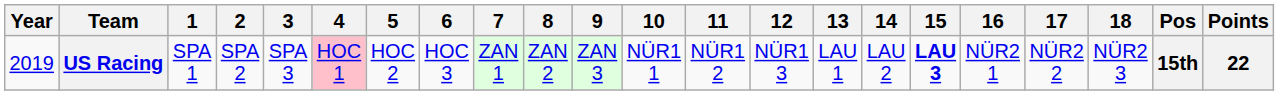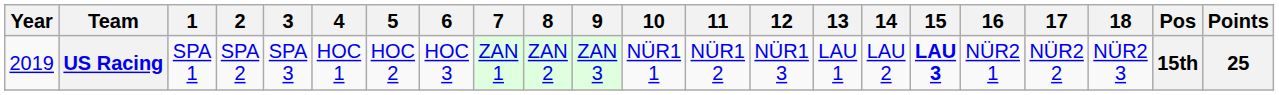(339, 63) pink background -> (339, 63) no background
(1238, 63) 22 -> (1238, 63) 25
